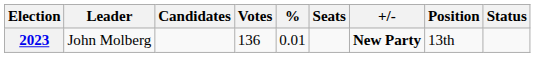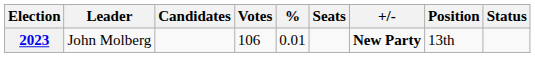(249, 40) 136 -> (249, 40) 106
